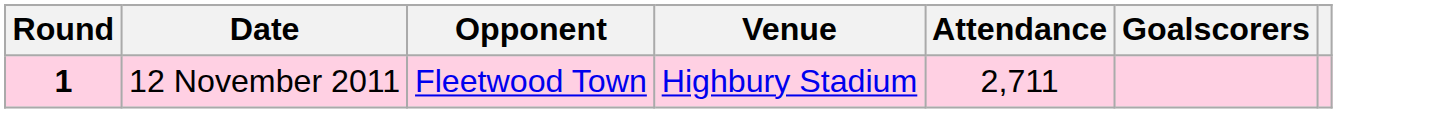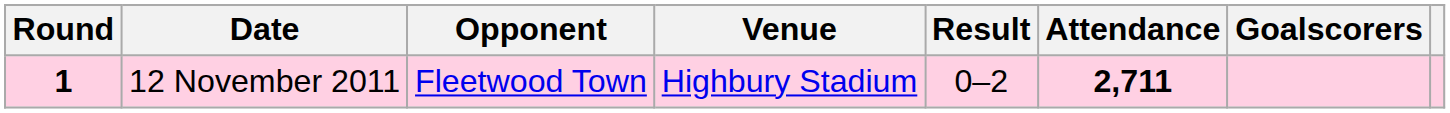+ column: (981, 30)
(1020, 81) normal -> (1133, 81) bold
